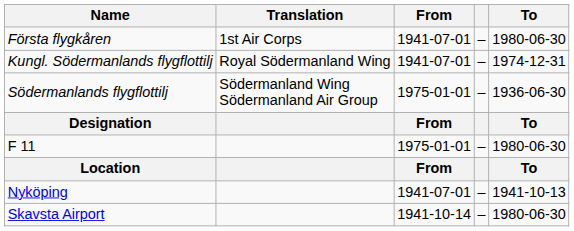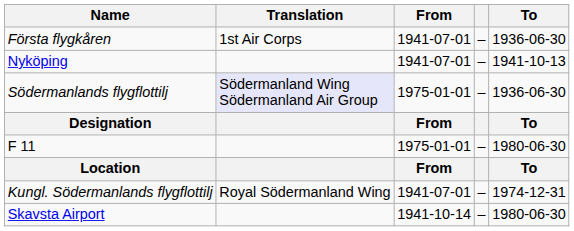(529, 38) 1980-06-30 -> (529, 38) 1936-06-30
rows swapped: (110, 61) <-> (38, 191)
(299, 92) no background -> (299, 92) lavender background
